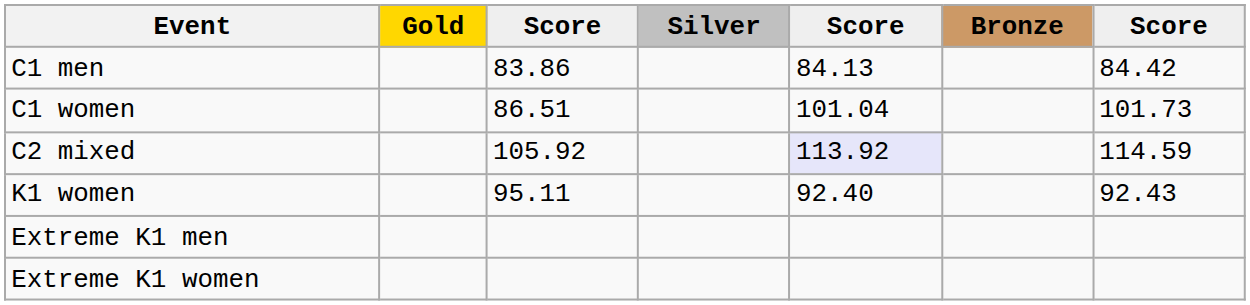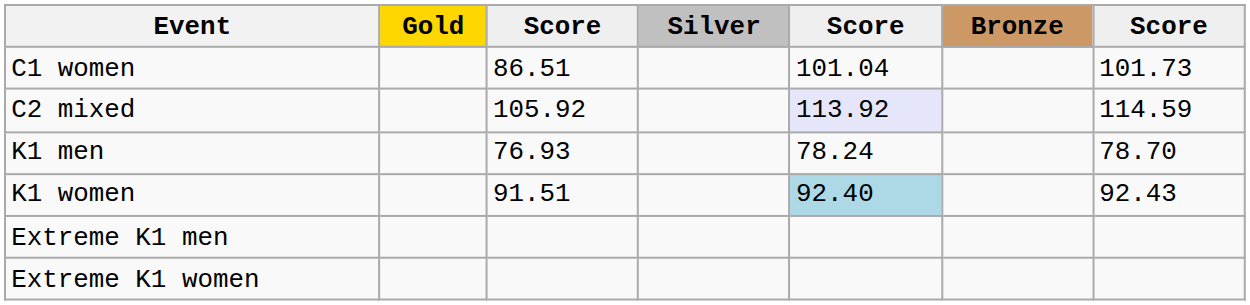- row: (58, 68)
+ row: (58, 153)
(532, 195) 95.11 -> (532, 195) 91.51
(835, 195) no background -> (835, 195) lightblue background
